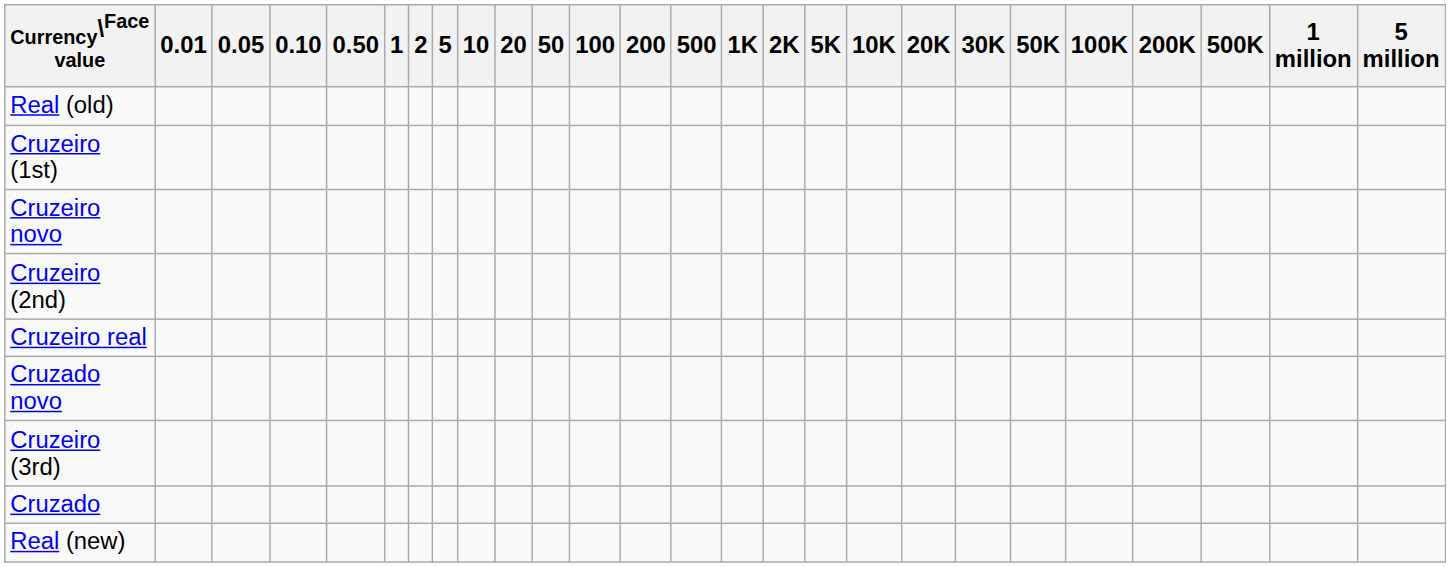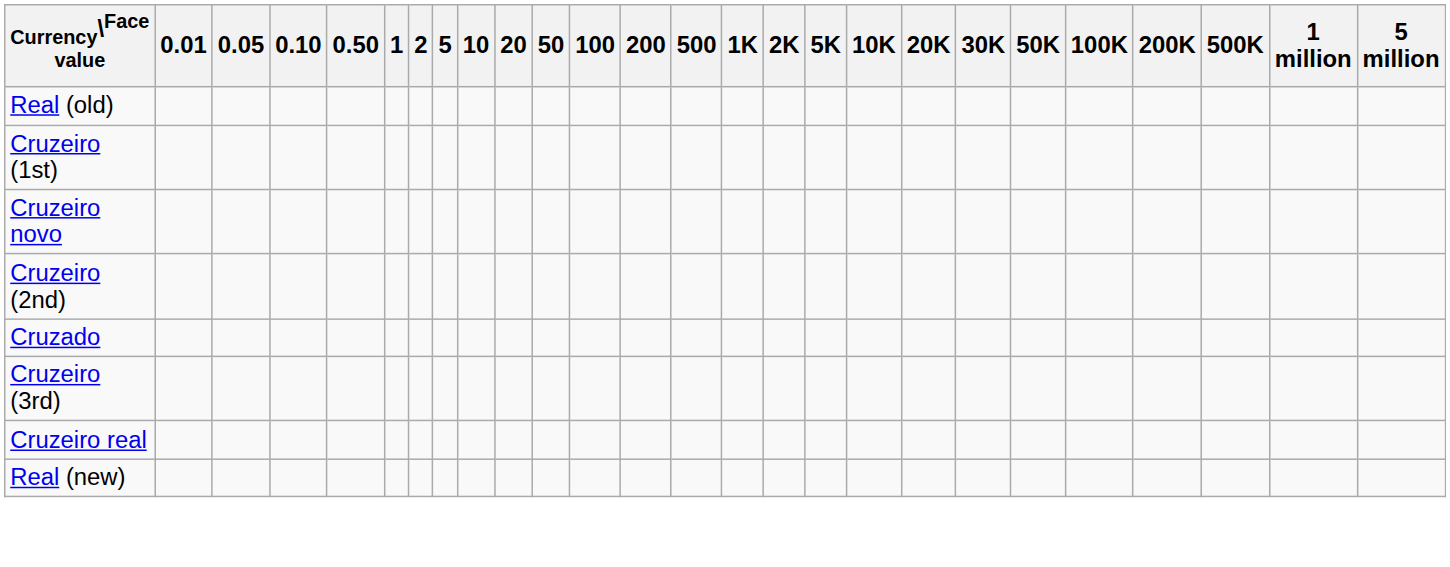rows swapped: (55, 504) <-> (78, 337)
- row: (55, 388)
